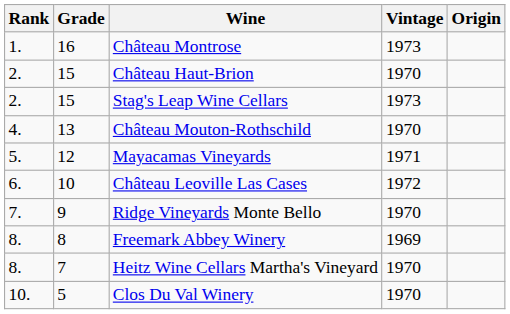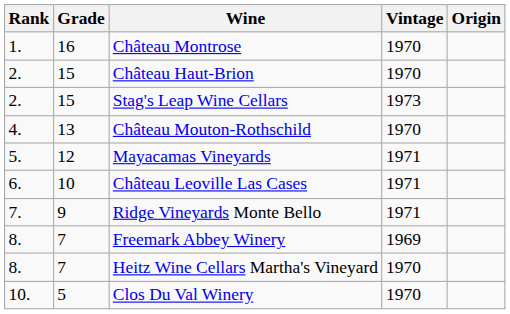(403, 45) 1973 -> (403, 45) 1970
(403, 184) 1972 -> (403, 184) 1971
(403, 211) 1970 -> (403, 211) 1971
(62, 239) 8 -> (62, 239) 7
